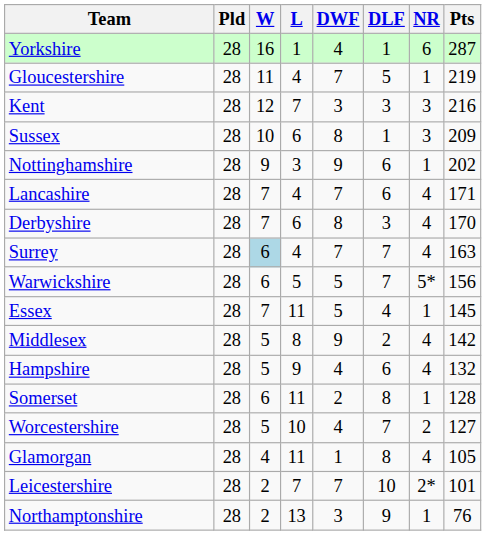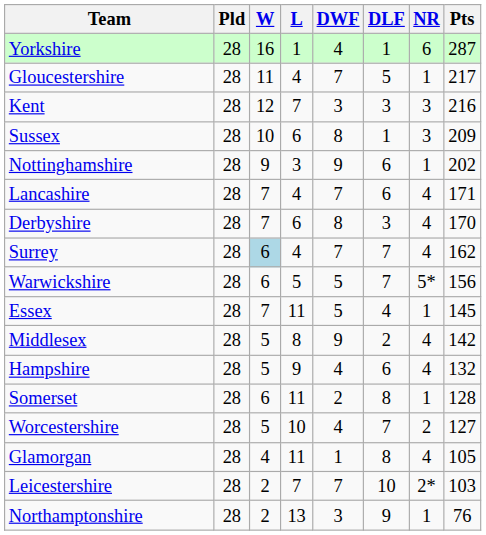(462, 77) 219 -> (462, 77) 217
(462, 252) 163 -> (462, 252) 162
(462, 485) 101 -> (462, 485) 103
